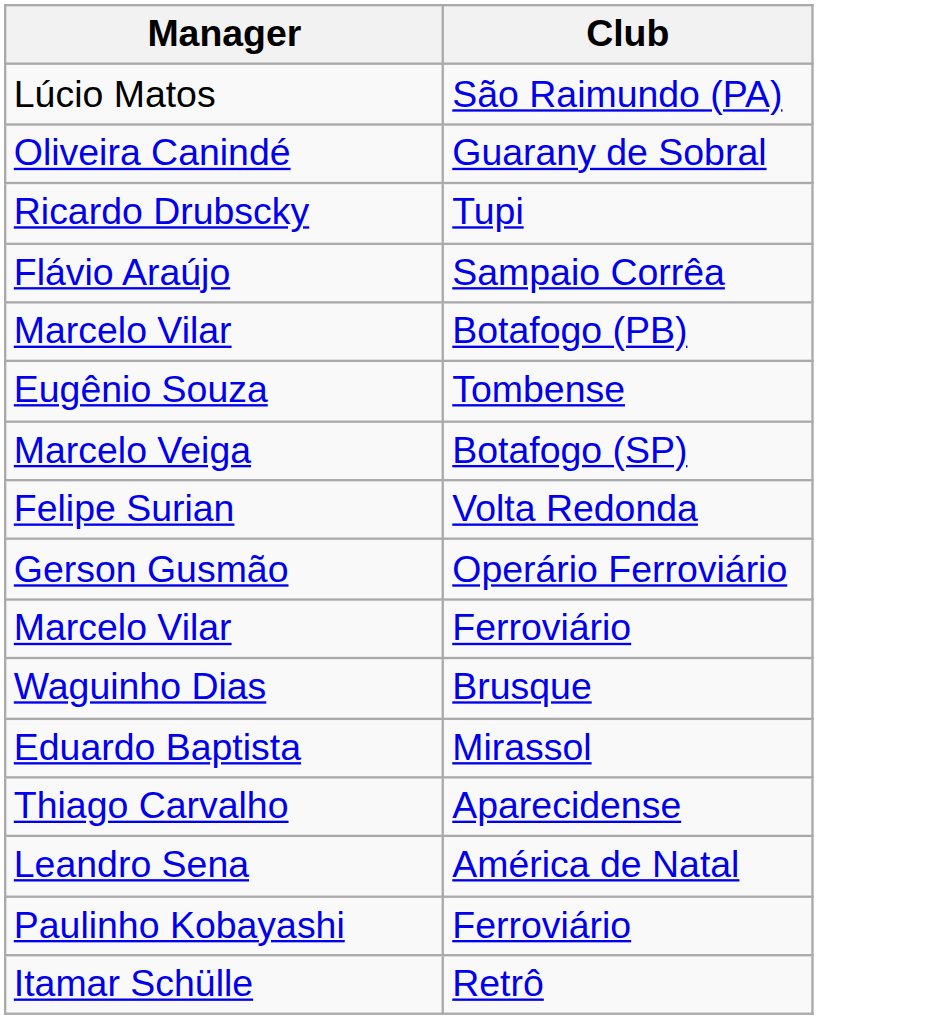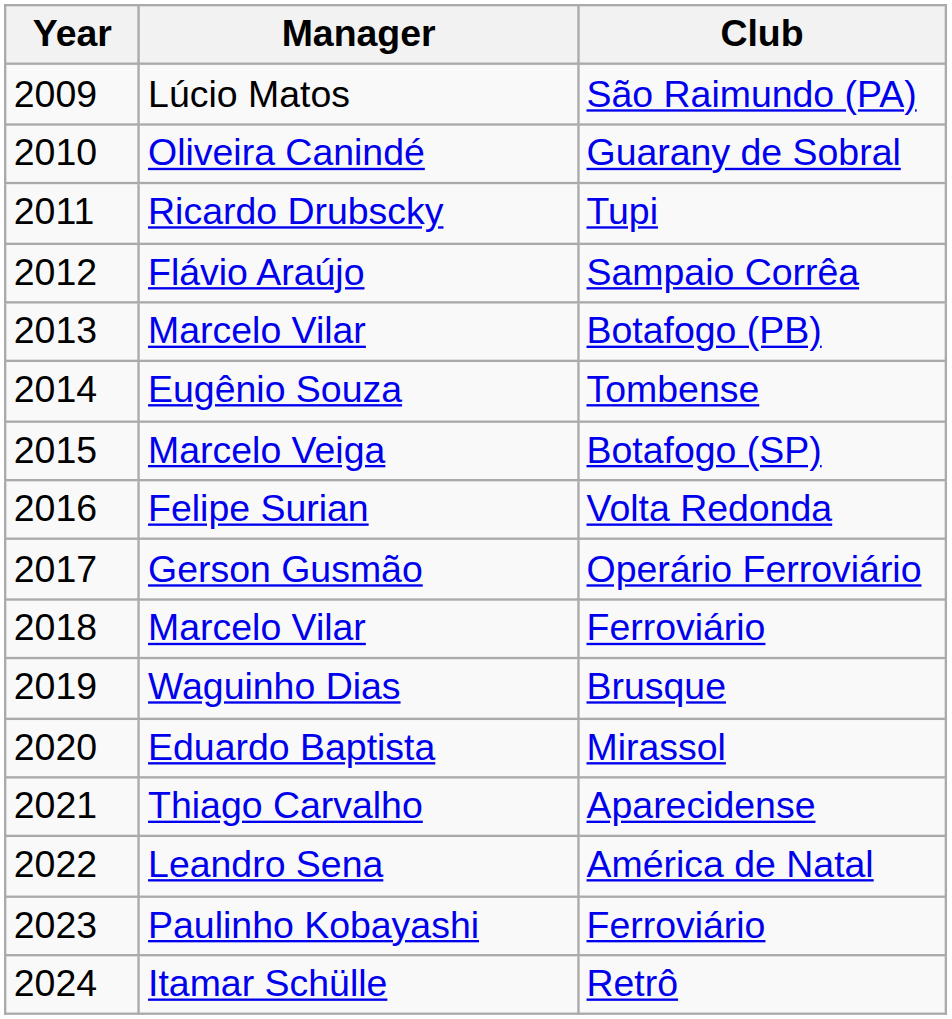+ column: (72, 34)
